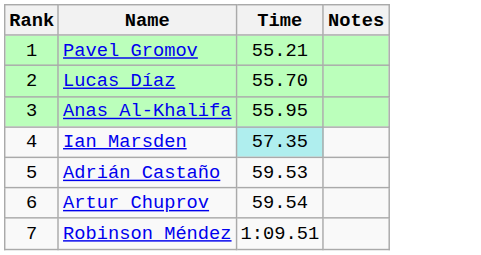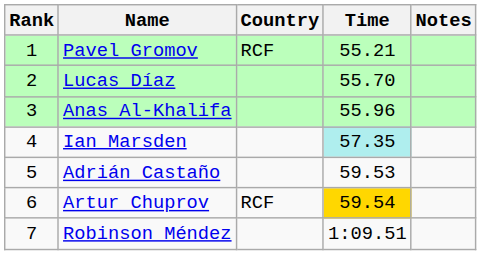+ column: (280, 20)
(280, 112) 55.95 -> (367, 112) 55.96
(280, 203) no background -> (367, 203) gold background
